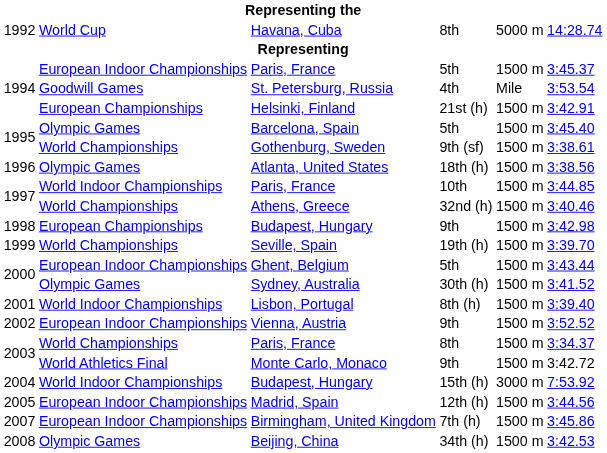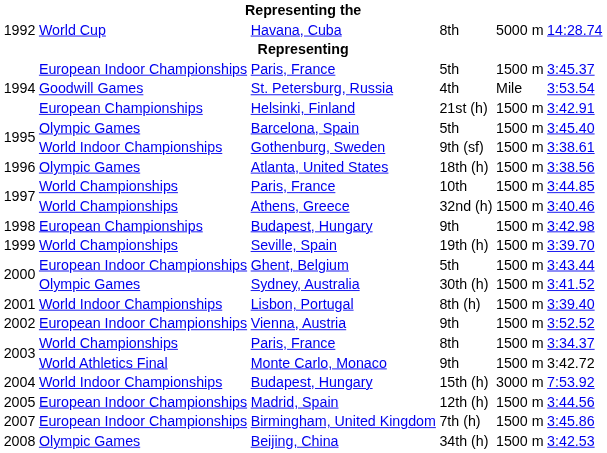(108, 147) World Championships -> (131, 147) World Indoor Championships
(131, 186) World Indoor Championships -> (108, 186) World Championships
